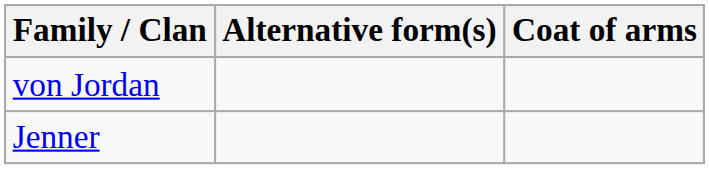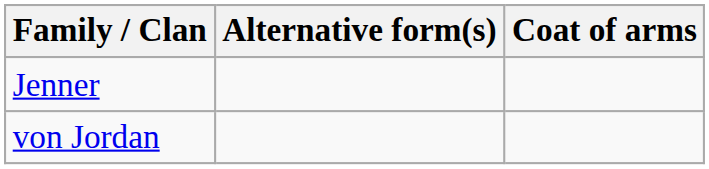rows swapped: (56, 136) <-> (86, 83)
